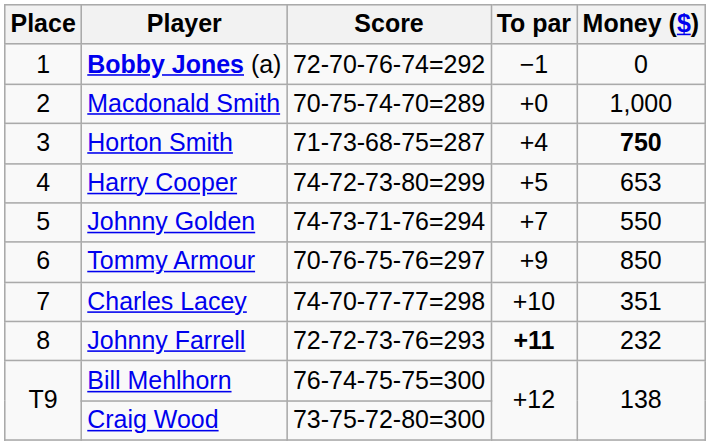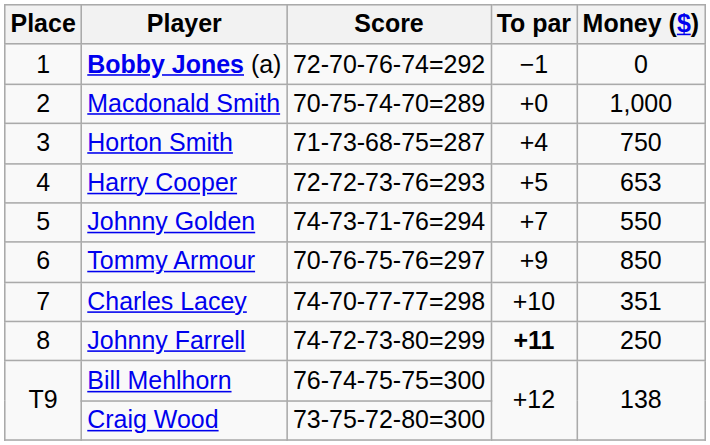(641, 143) bold -> (641, 143) normal
(389, 182) 74-72-73-80=299 -> (389, 182) 72-72-73-76=293
(389, 340) 72-72-73-76=293 -> (389, 340) 74-72-73-80=299
(641, 340) 232 -> (641, 340) 250
